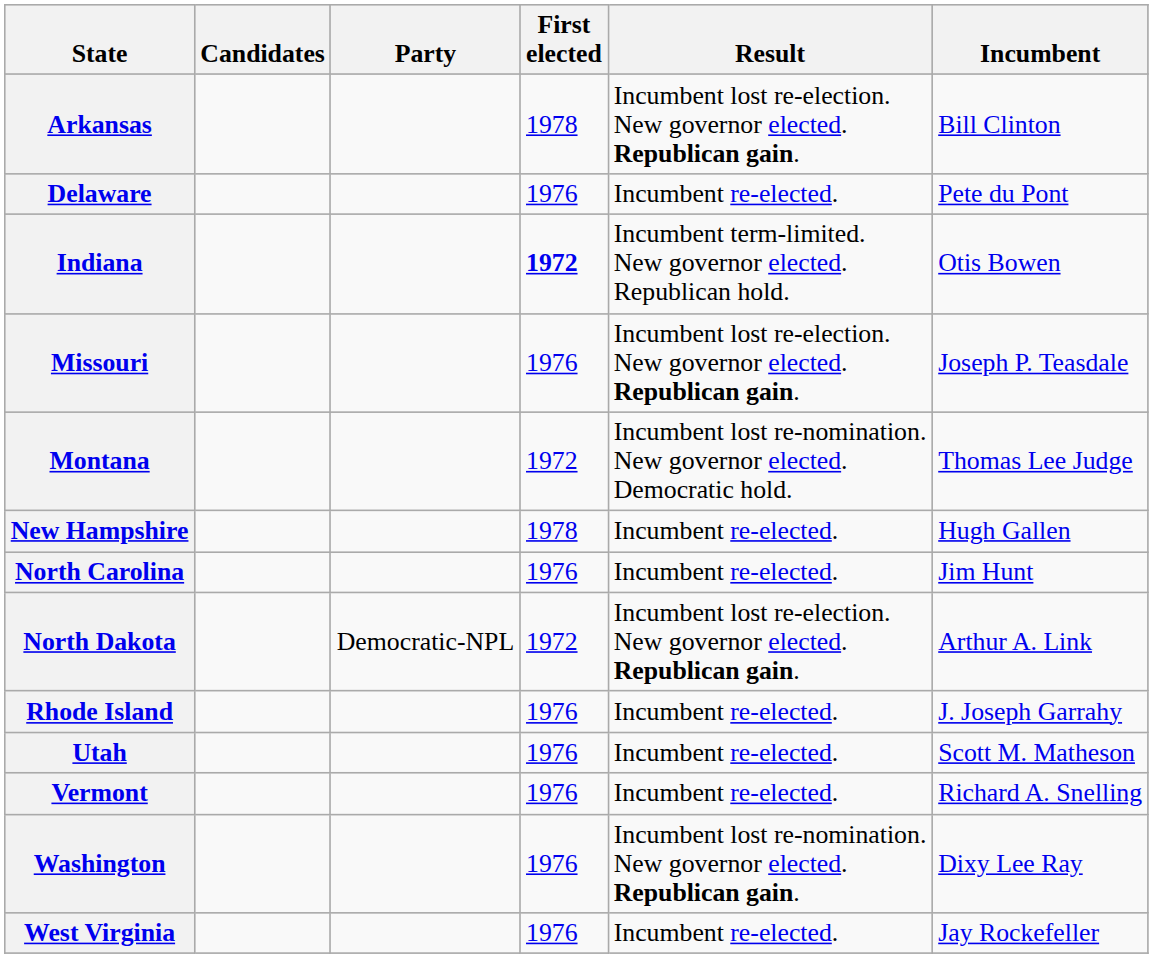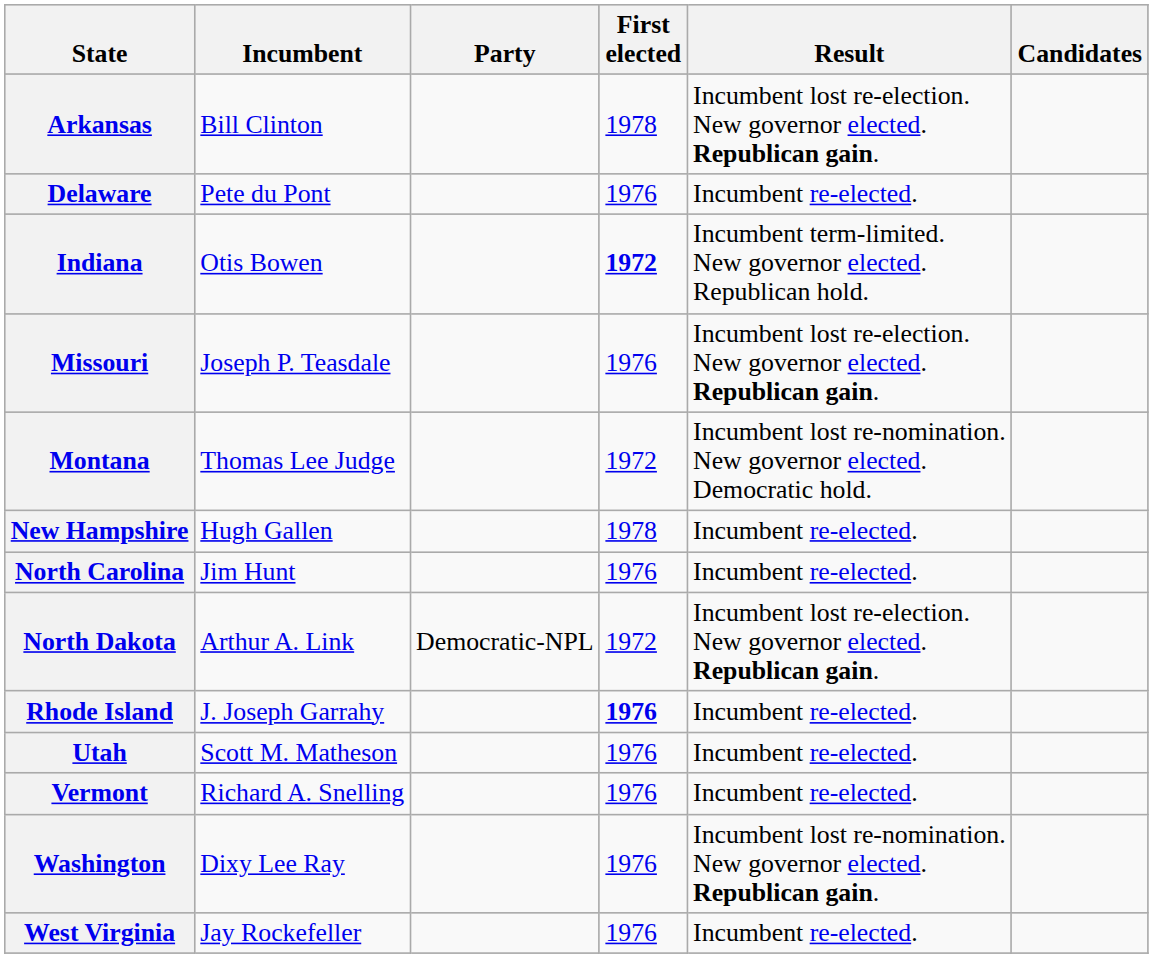columns swapped: (1040, 53) <-> (263, 53)
(552, 711) normal -> (631, 711) bold
